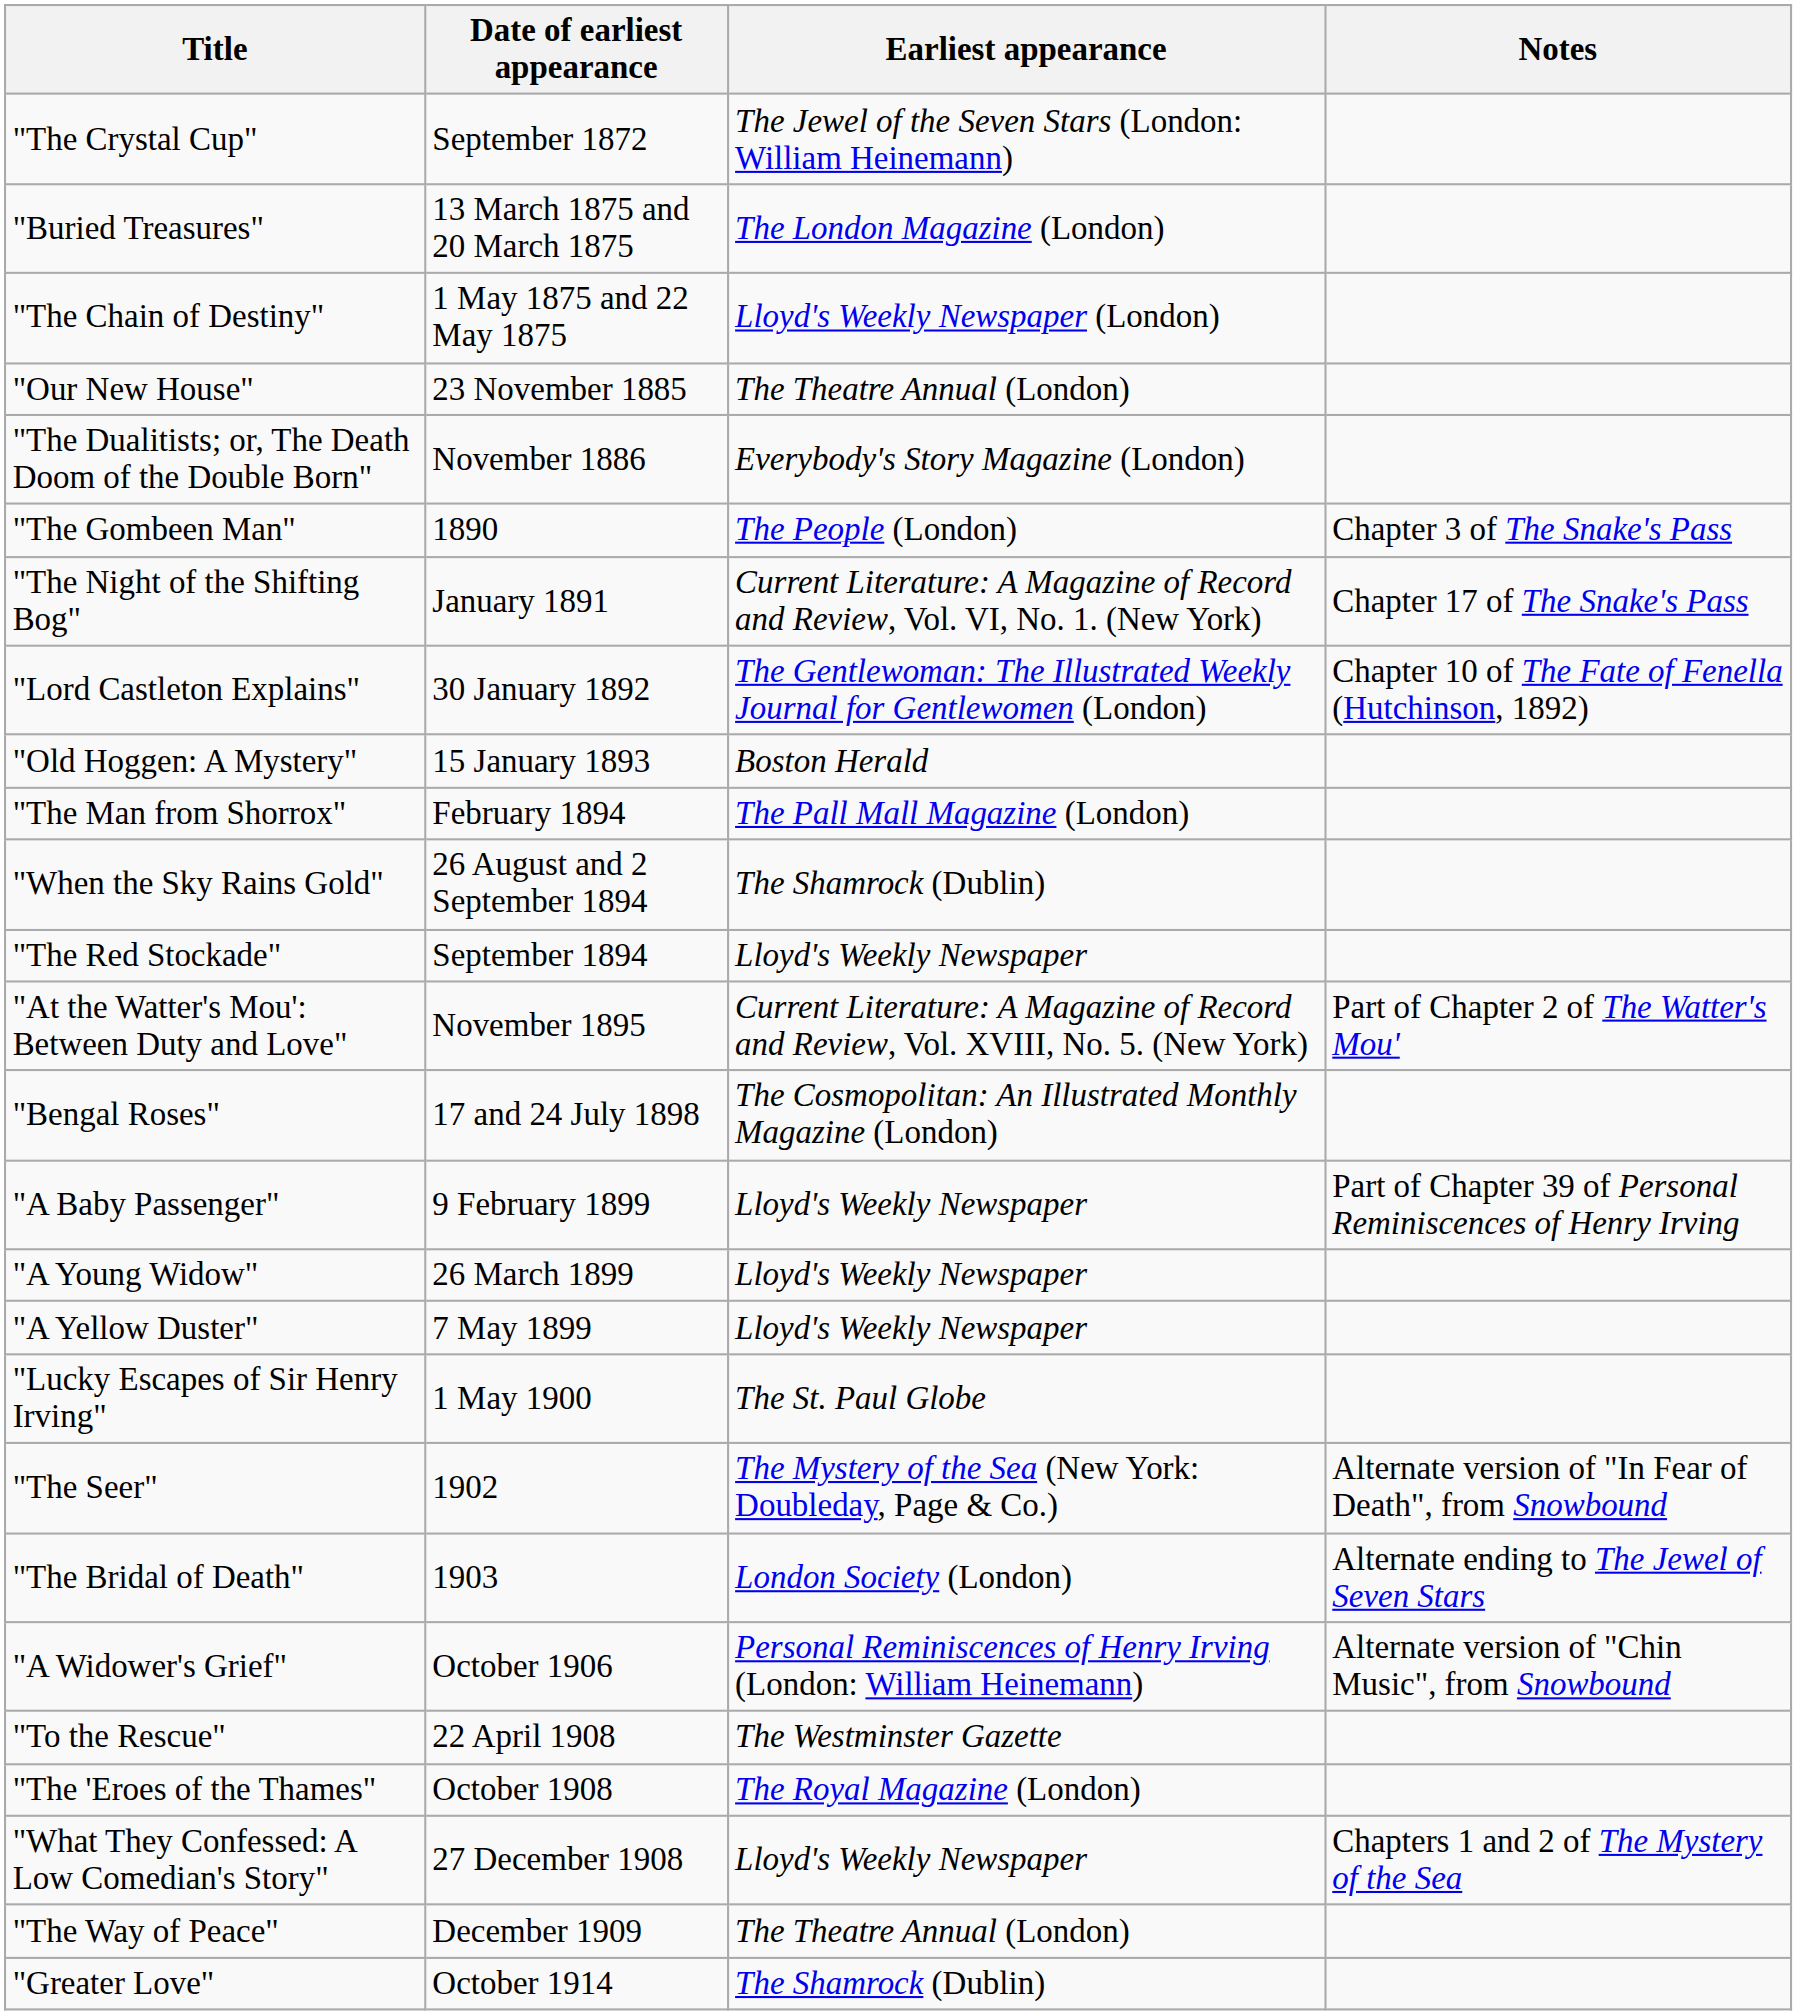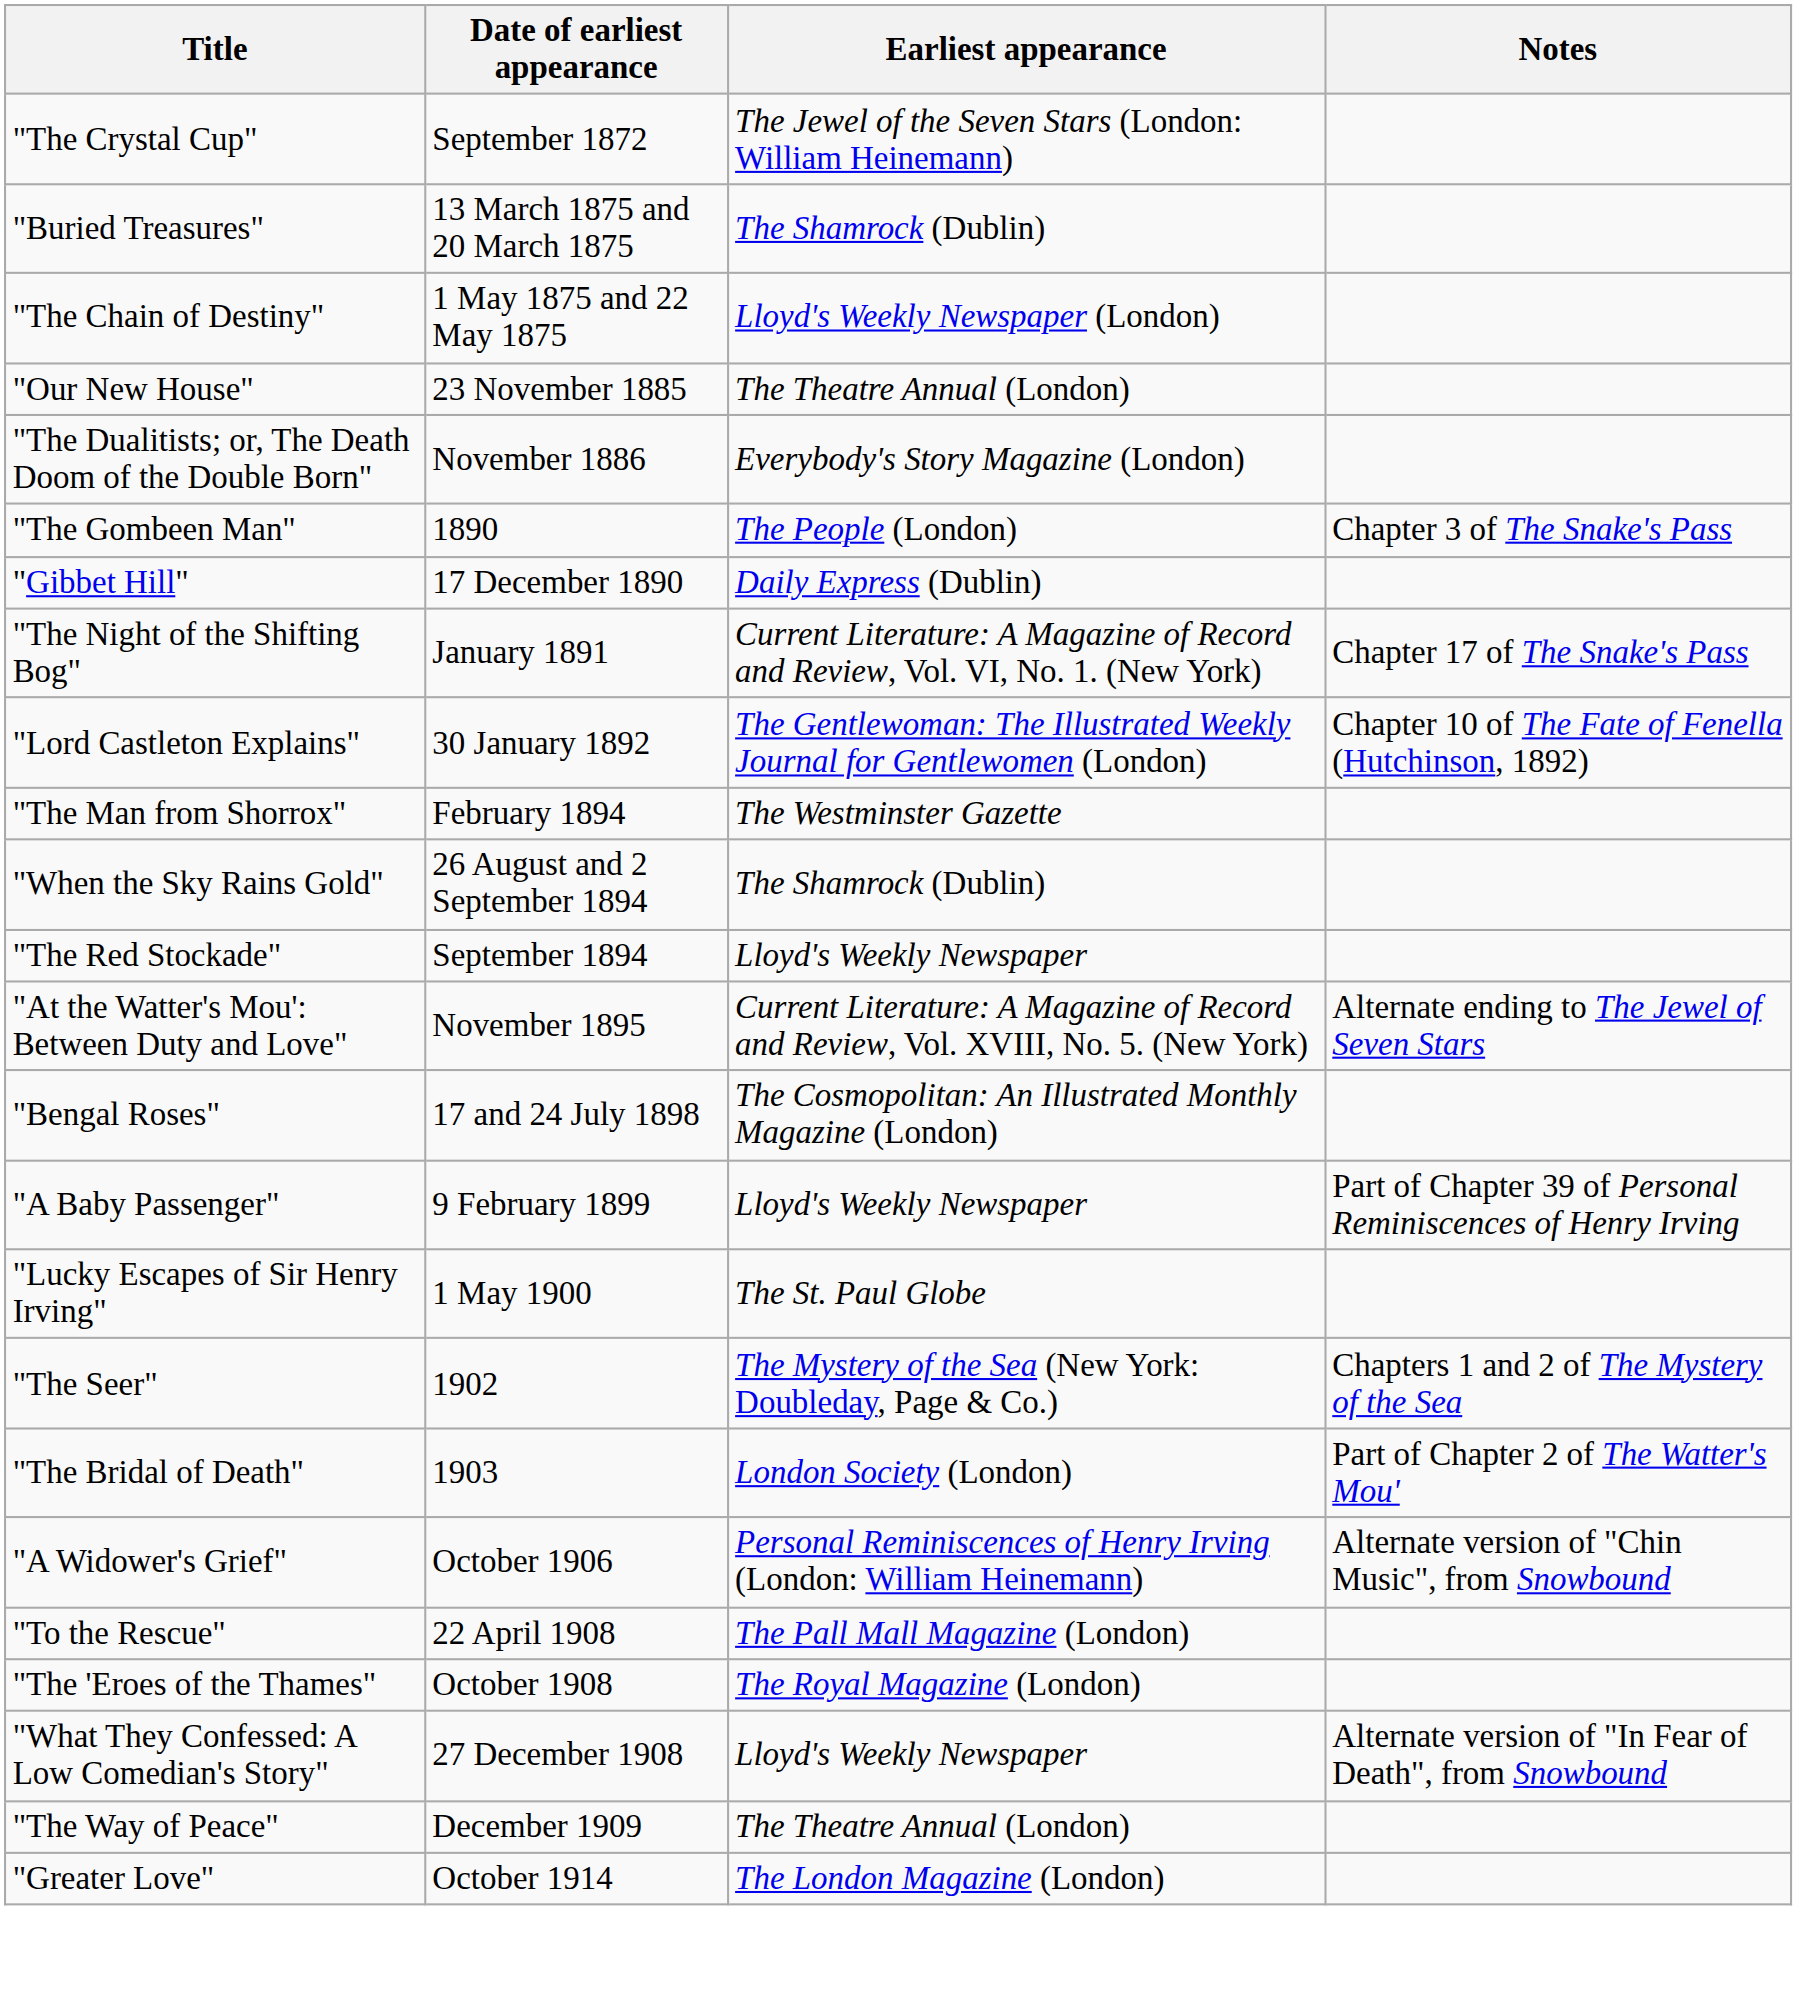(950, 227) The London Magazine (London) -> (890, 227) The Shamrock (Dublin)
+ row: (101, 581)
- row: (185, 760)
(962, 812) The Pall Mall Magazine (London) -> (898, 812) The Westminster Gazette
(1549, 1025) Part of Chapter 2 of The Watter's Mou' -> (1547, 1025) Alternate ending to The Jewel of Seven Stars
- row: (135, 1274)
- row: (136, 1327)
(1540, 1487) Alternate version of "In Fear of Death", from Snowbound -> (1547, 1382) Chapters 1 and 2 of The Mystery of the Sea
(1547, 1576) Alternate ending to The Jewel of Seven Stars -> (1549, 1472) Part of Chapter 2 of The Watter's Mou'
(898, 1736) The Westminster Gazette -> (962, 1632) The Pall Mall Magazine (London)
(1547, 1859) Chapters 1 and 2 of The Mystery of the Sea -> (1540, 1755) Alternate version of "In Fear of Death", from Snowbound
(890, 1983) The Shamrock (Dublin) -> (950, 1878) The London Magazine (London)
